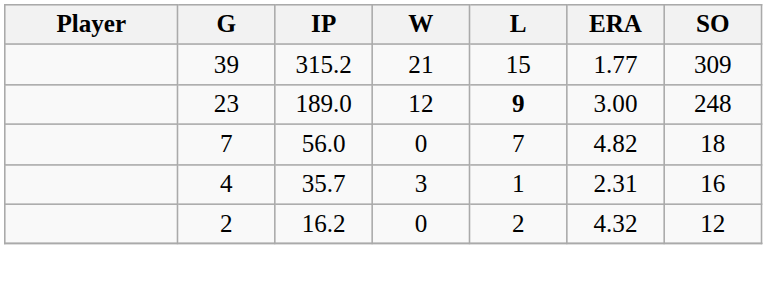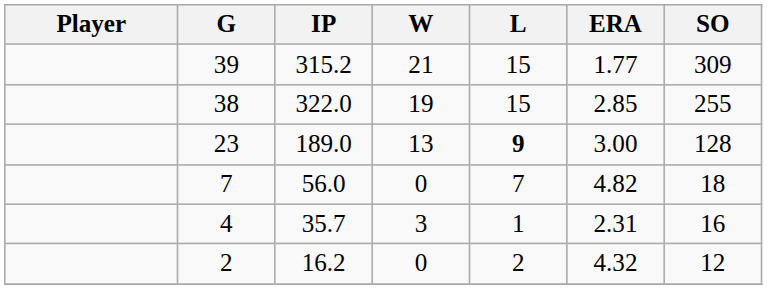+ row: (226, 104)
(421, 104) 12 -> (421, 143) 13
(713, 104) 248 -> (713, 143) 128
